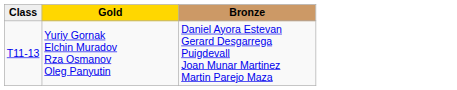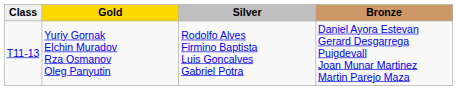+ column: (247, 12)
